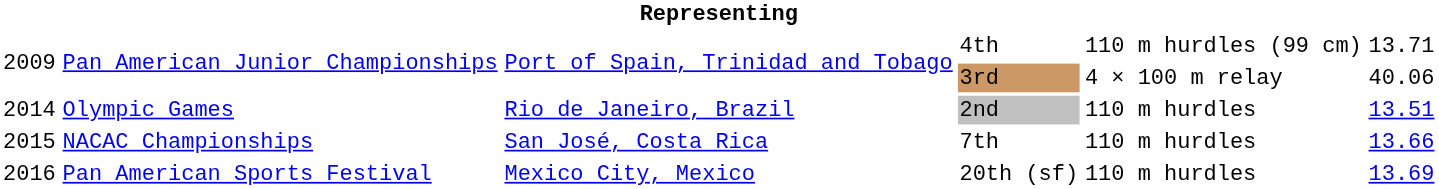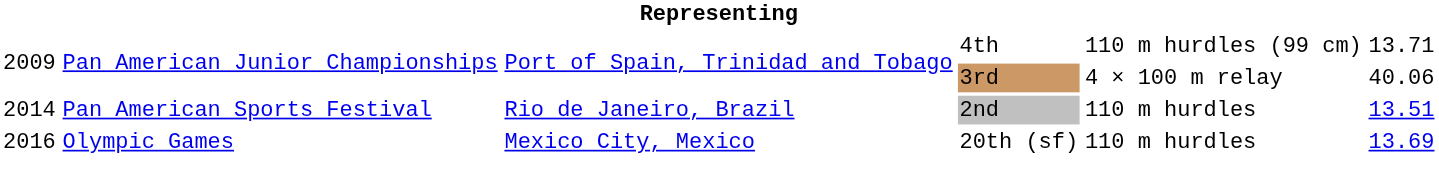(148, 110) Olympic Games -> (247, 110) Pan American Sports Festival
- row: (979, 142)
(247, 174) Pan American Sports Festival -> (148, 142) Olympic Games
